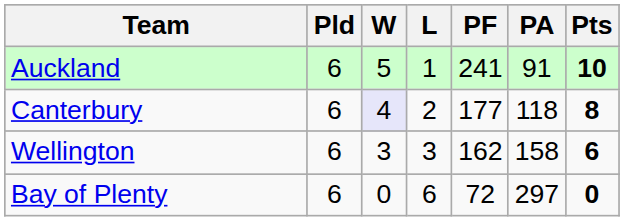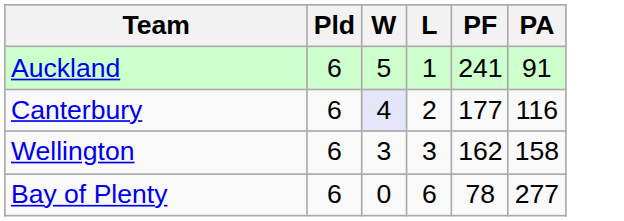- column: (592, 25)
(537, 109) 118 -> (537, 109) 116
(480, 194) 72 -> (480, 194) 78
(537, 194) 297 -> (537, 194) 277
